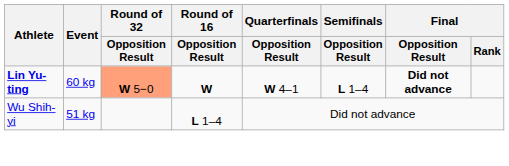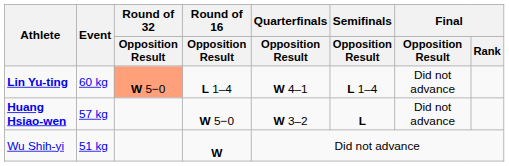(207, 89) W -> (217, 89) L 1–4
(428, 82) bold -> (433, 82) normal
+ row: (37, 114)
(207, 121) L 1–4 -> (217, 152) W
